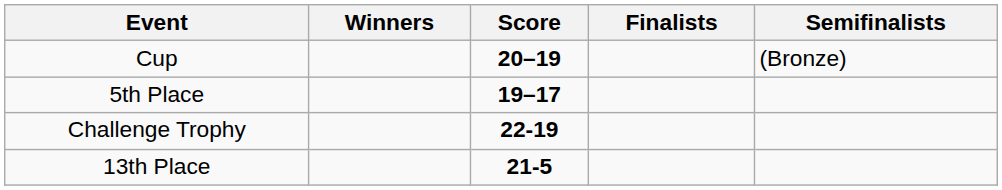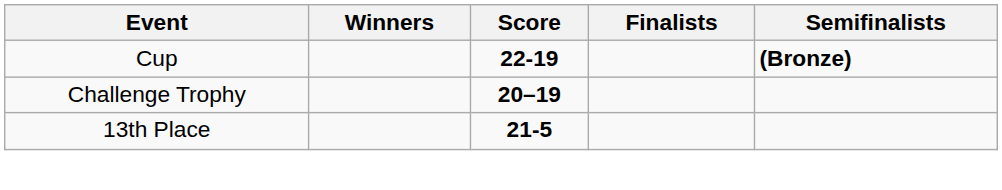(529, 58) 20–19 -> (529, 58) 22-19
(803, 58) normal -> (806, 58) bold
- row: (157, 94)
(529, 130) 22-19 -> (529, 94) 20–19
